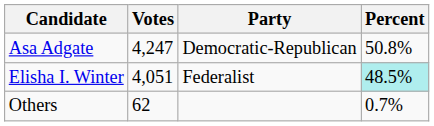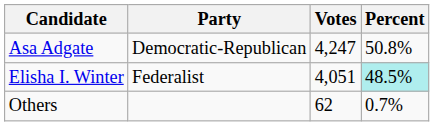columns swapped: (270, 18) <-> (153, 18)
